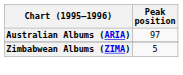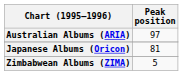+ row: (68, 49)
